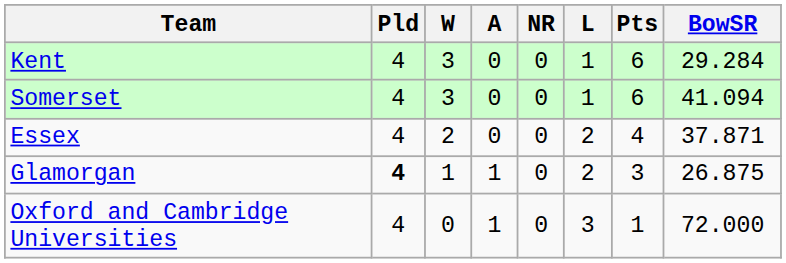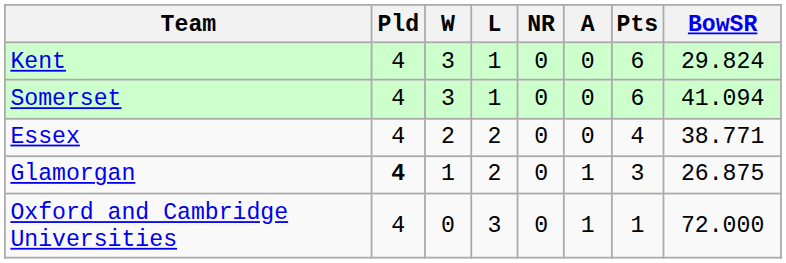columns swapped: (588, 24) <-> (495, 24)
(723, 61) 29.284 -> (723, 61) 29.824
(723, 137) 37.871 -> (723, 137) 38.771
